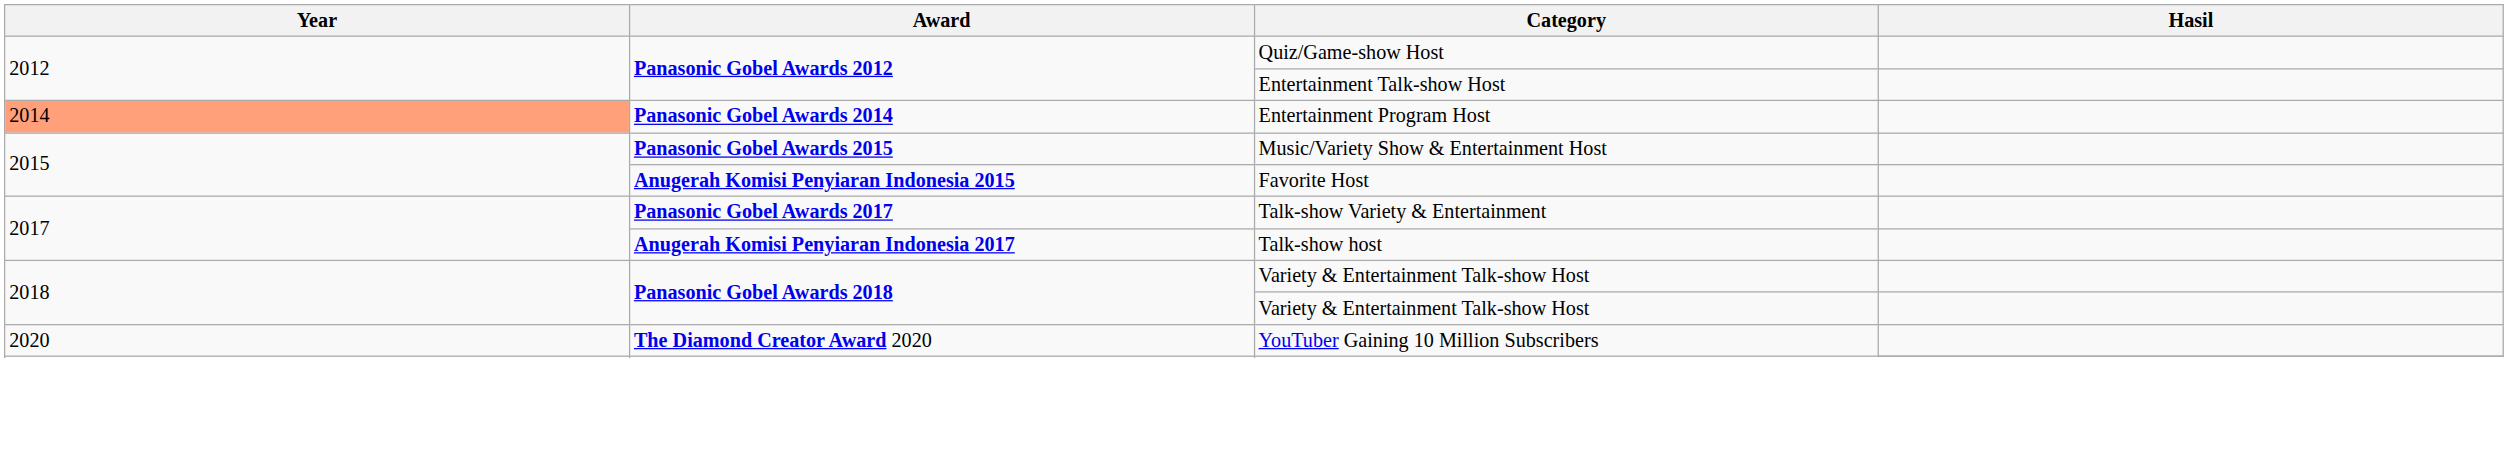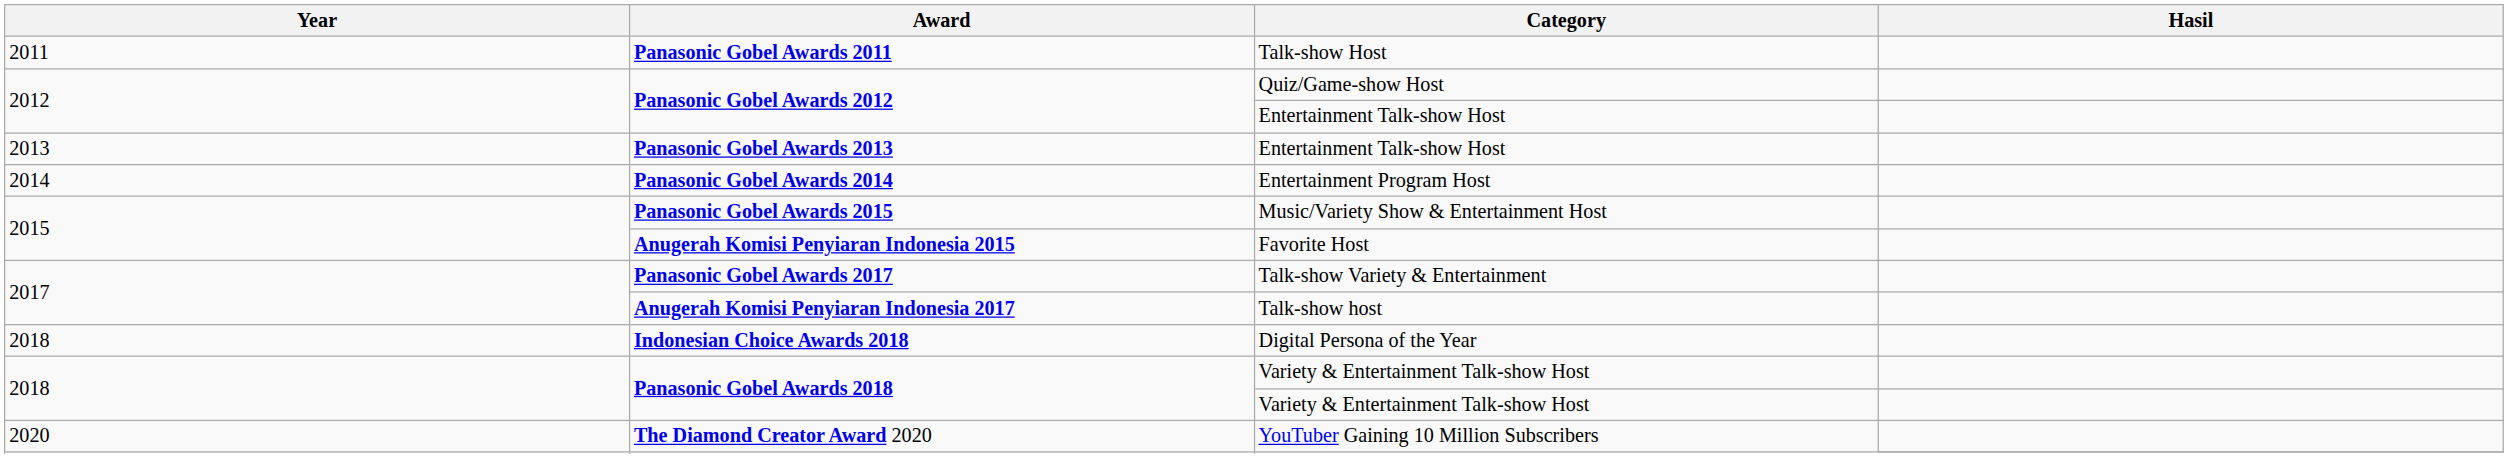+ row: (763, 52)
+ row: (763, 148)
(29, 116) lightsalmon background -> (29, 180) no background
+ row: (771, 340)
